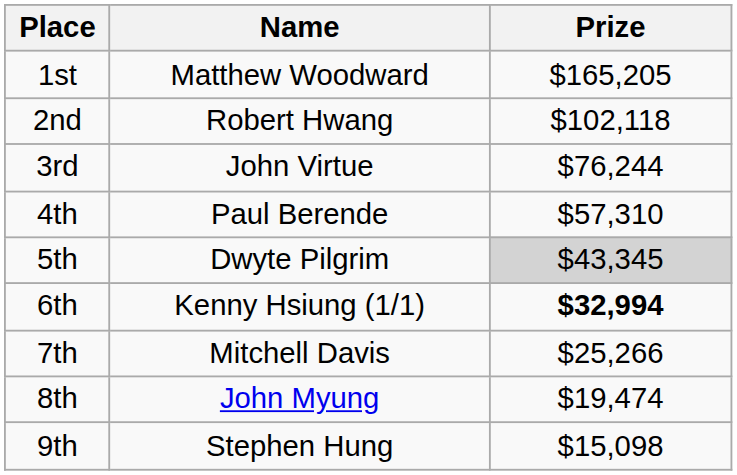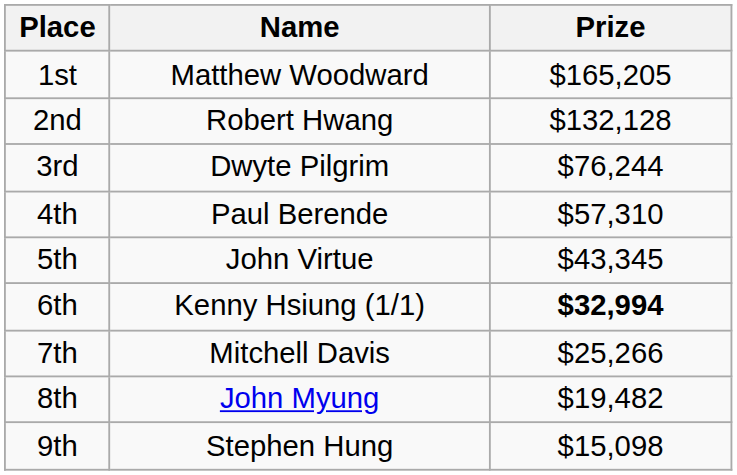(611, 120) $102,118 -> (611, 120) $132,128
(300, 167) John Virtue -> (300, 167) Dwyte Pilgrim
(300, 259) Dwyte Pilgrim -> (300, 259) John Virtue
(611, 259) lightgrey background -> (611, 259) no background
(611, 399) $19,474 -> (611, 399) $19,482
